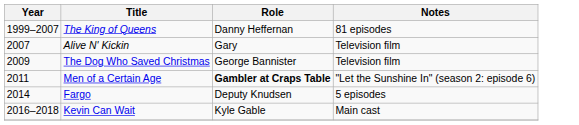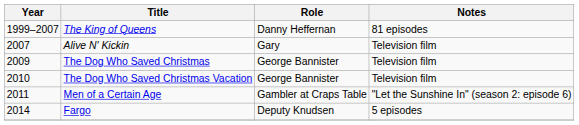+ row: (158, 78)
(273, 78) bold -> (312, 95) normal
- row: (99, 111)
